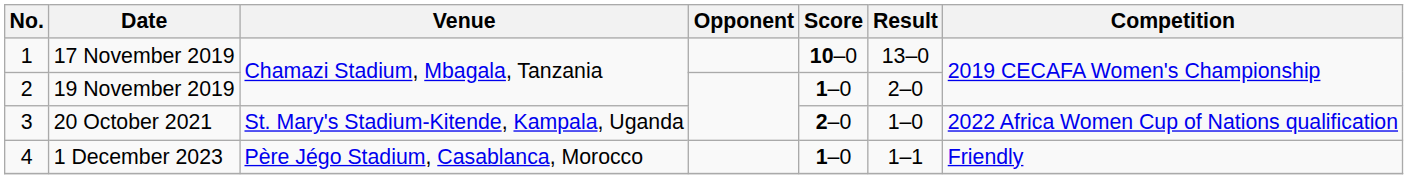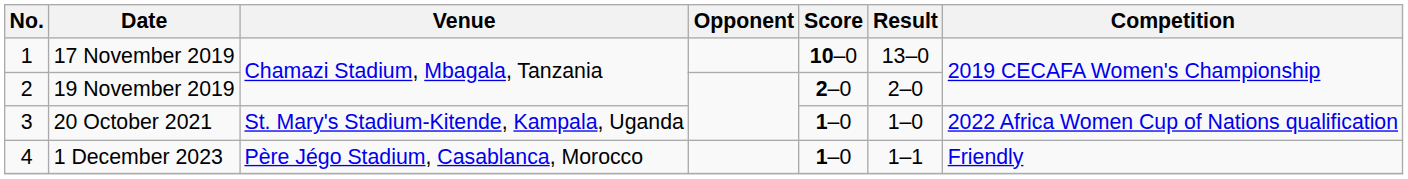(833, 88) 1–0 -> (833, 88) 2–0
(833, 122) 2–0 -> (833, 122) 1–0
